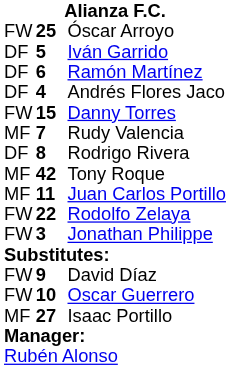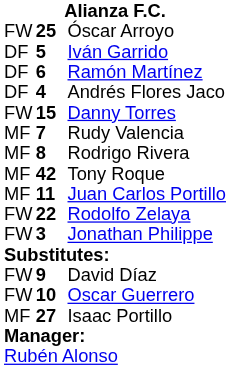(16, 152) DF -> (17, 152) MF
